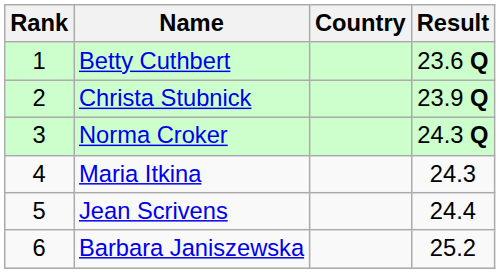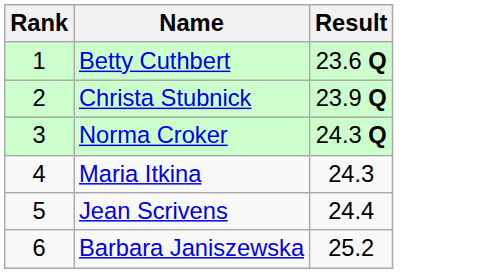- column: (360, 23)
